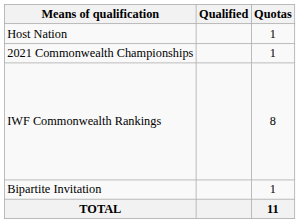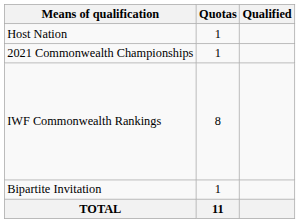columns swapped: (273, 14) <-> (224, 14)
